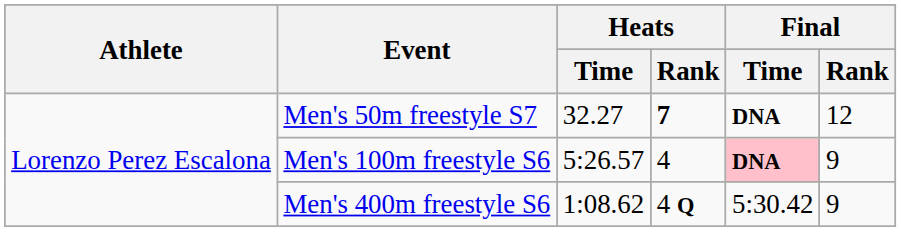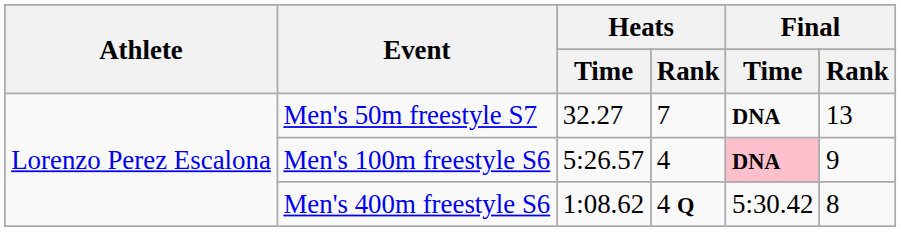(663, 115) bold -> (663, 115) normal
(839, 115) 12 -> (839, 115) 13
(833, 204) 9 -> (833, 204) 8
